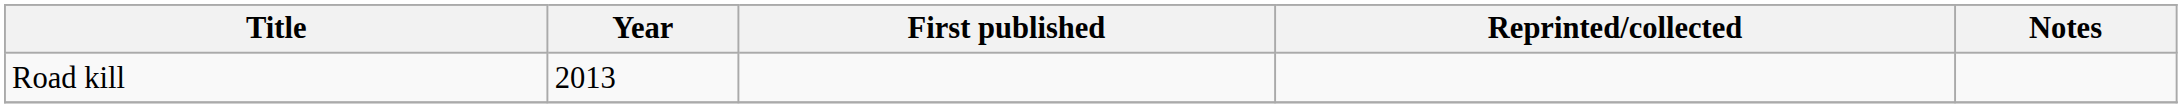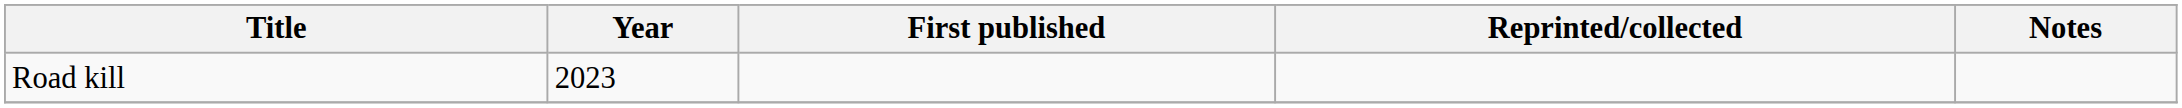(585, 77) 2013 -> (585, 77) 2023
